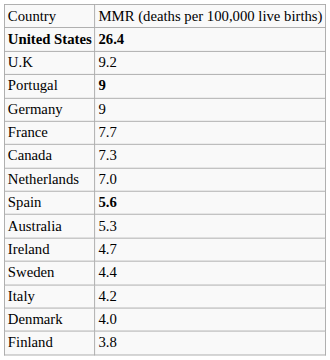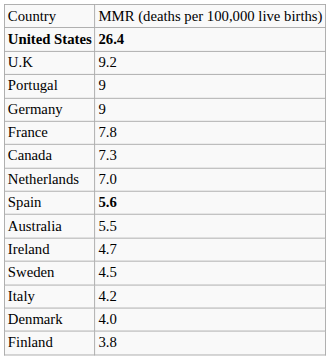(102, 86) bold -> (102, 86) normal
(108, 132) 7.7 -> (108, 132) 7.8
(108, 226) 5.3 -> (108, 226) 5.5
(108, 272) 4.4 -> (108, 272) 4.5
